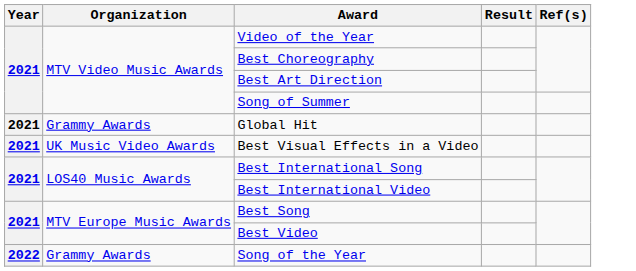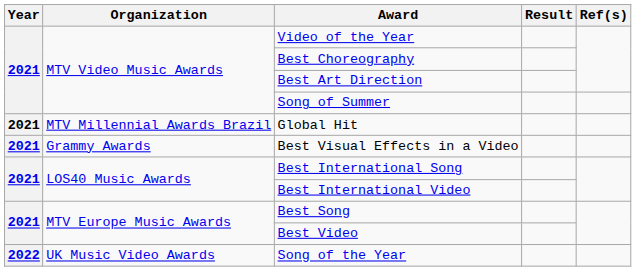(98, 125) Grammy Awards -> (159, 125) MTV Millennial Awards Brazil
(131, 146) UK Music Video Awards -> (98, 146) Grammy Awards
(98, 255) Grammy Awards -> (131, 255) UK Music Video Awards
